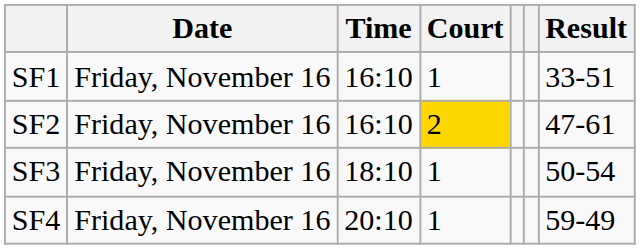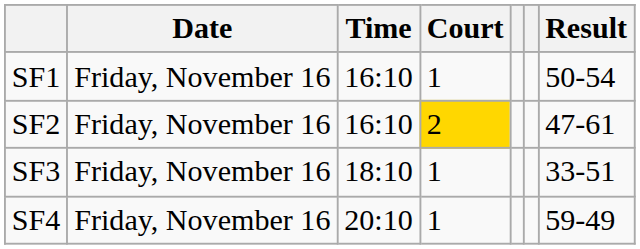(580, 76) 33-51 -> (580, 76) 50-54
(580, 171) 50-54 -> (580, 171) 33-51
